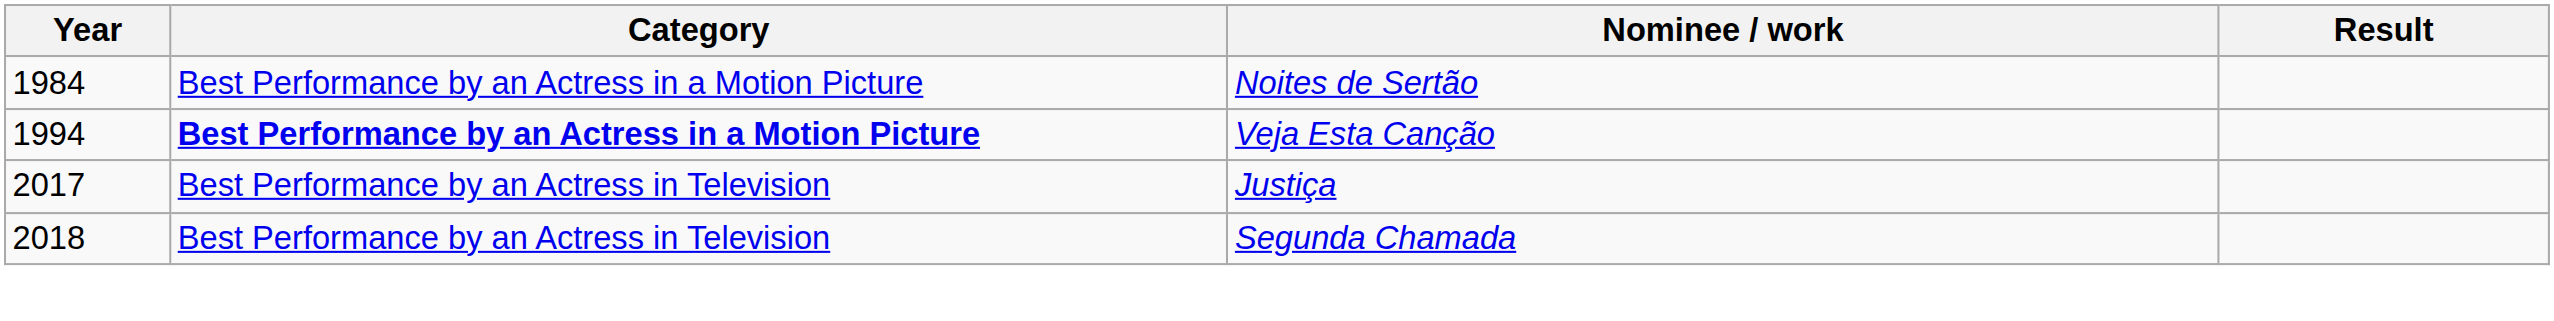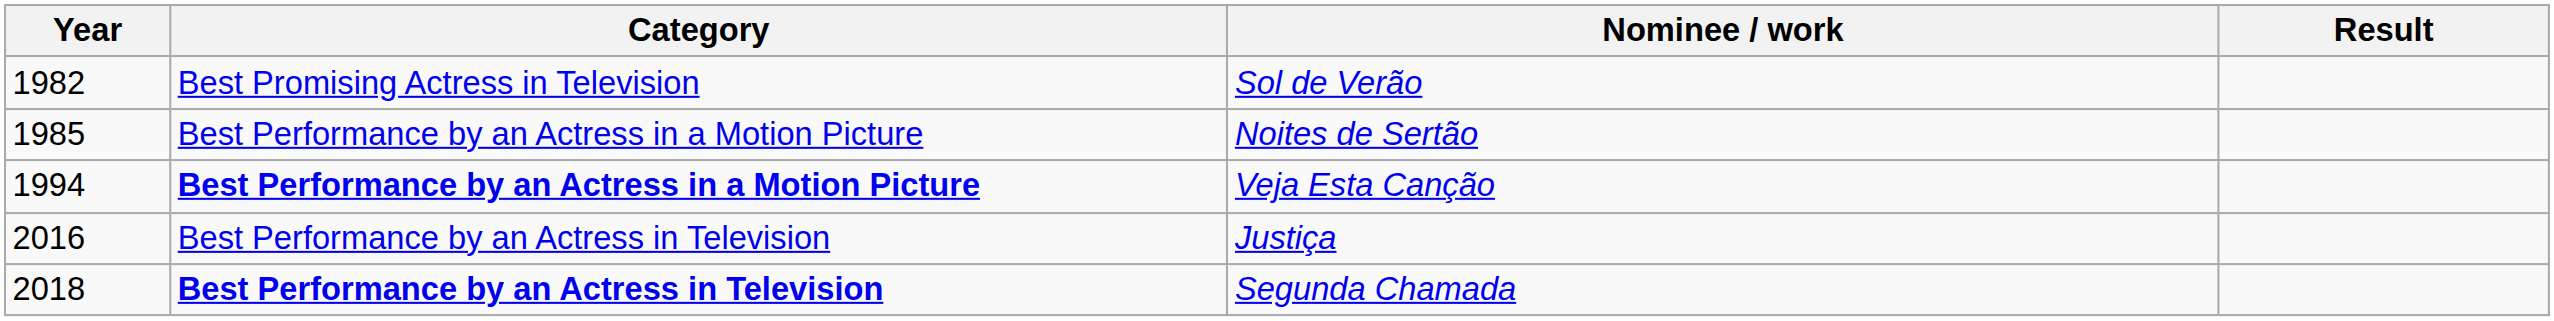+ row: (1329, 82)
(49, 82) 1984 -> (49, 133) 1985
(49, 185) 2017 -> (49, 237) 2016
(504, 237) normal -> (531, 289) bold
